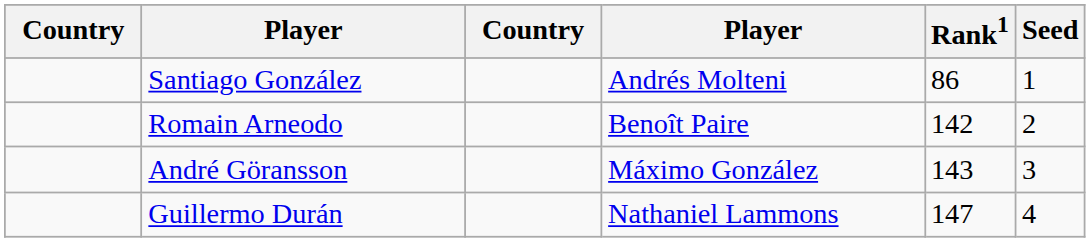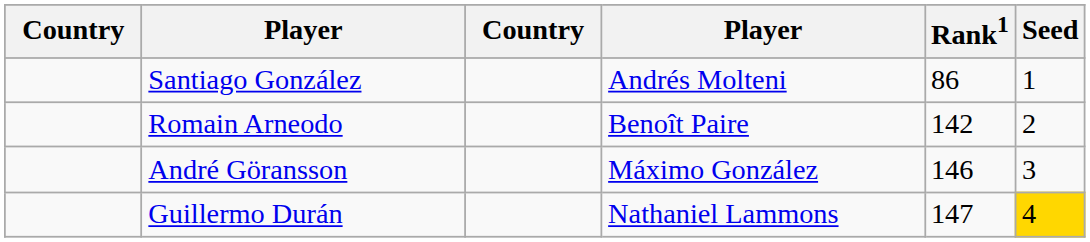(952, 169) 143 -> (952, 169) 146
(1029, 214) no background -> (1029, 214) gold background
